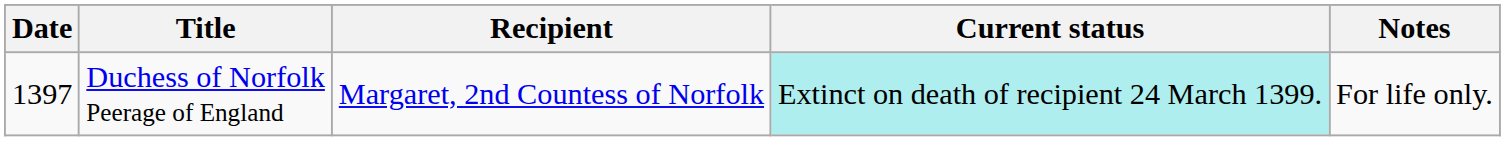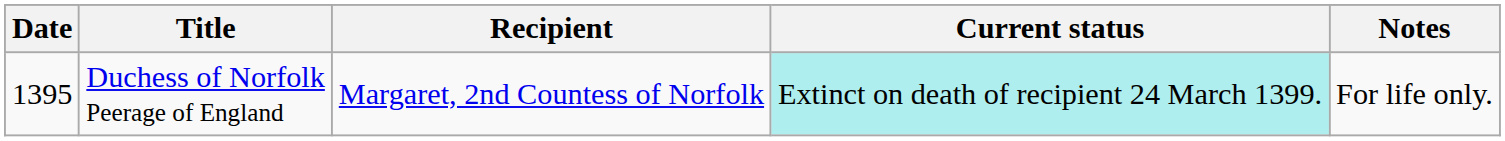(42, 93) 1397 -> (42, 93) 1395
